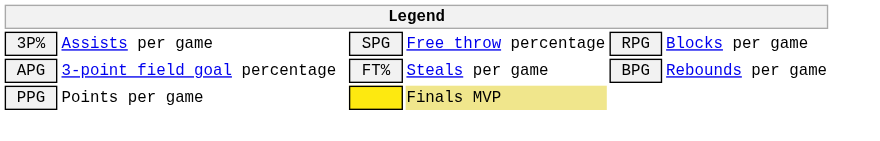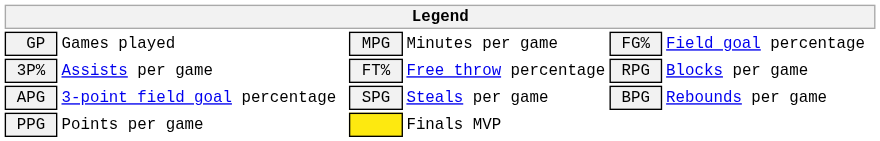+ row: (26, 44)
(376, 44) SPG -> (376, 71) FT%
(376, 71) FT% -> (376, 98) SPG
(454, 98) khaki background -> (454, 125) no background
